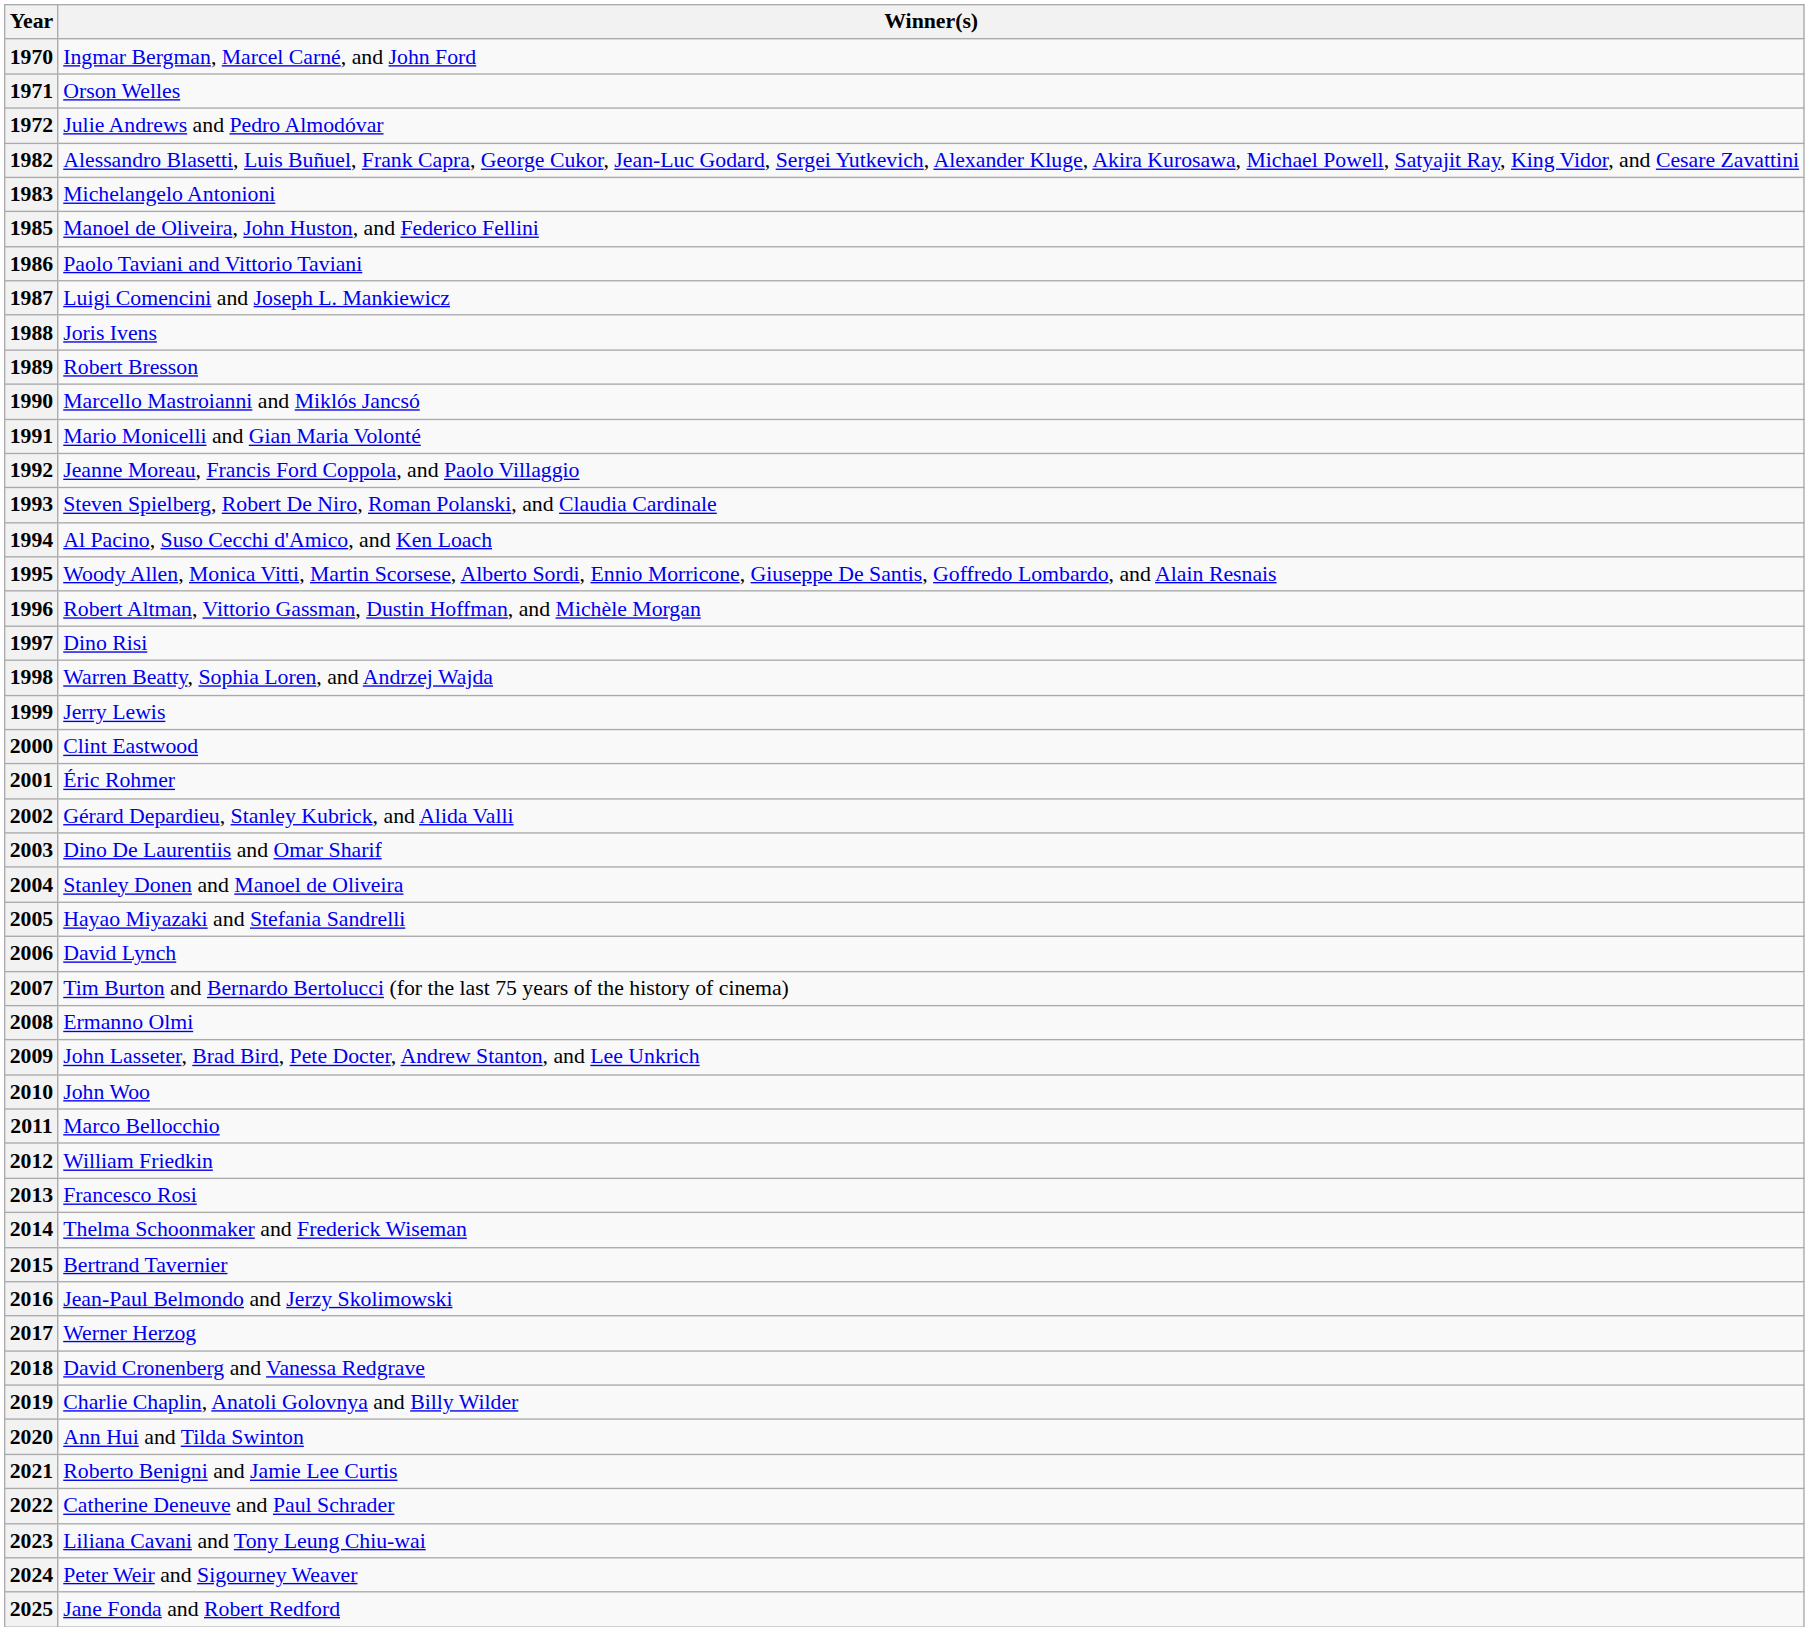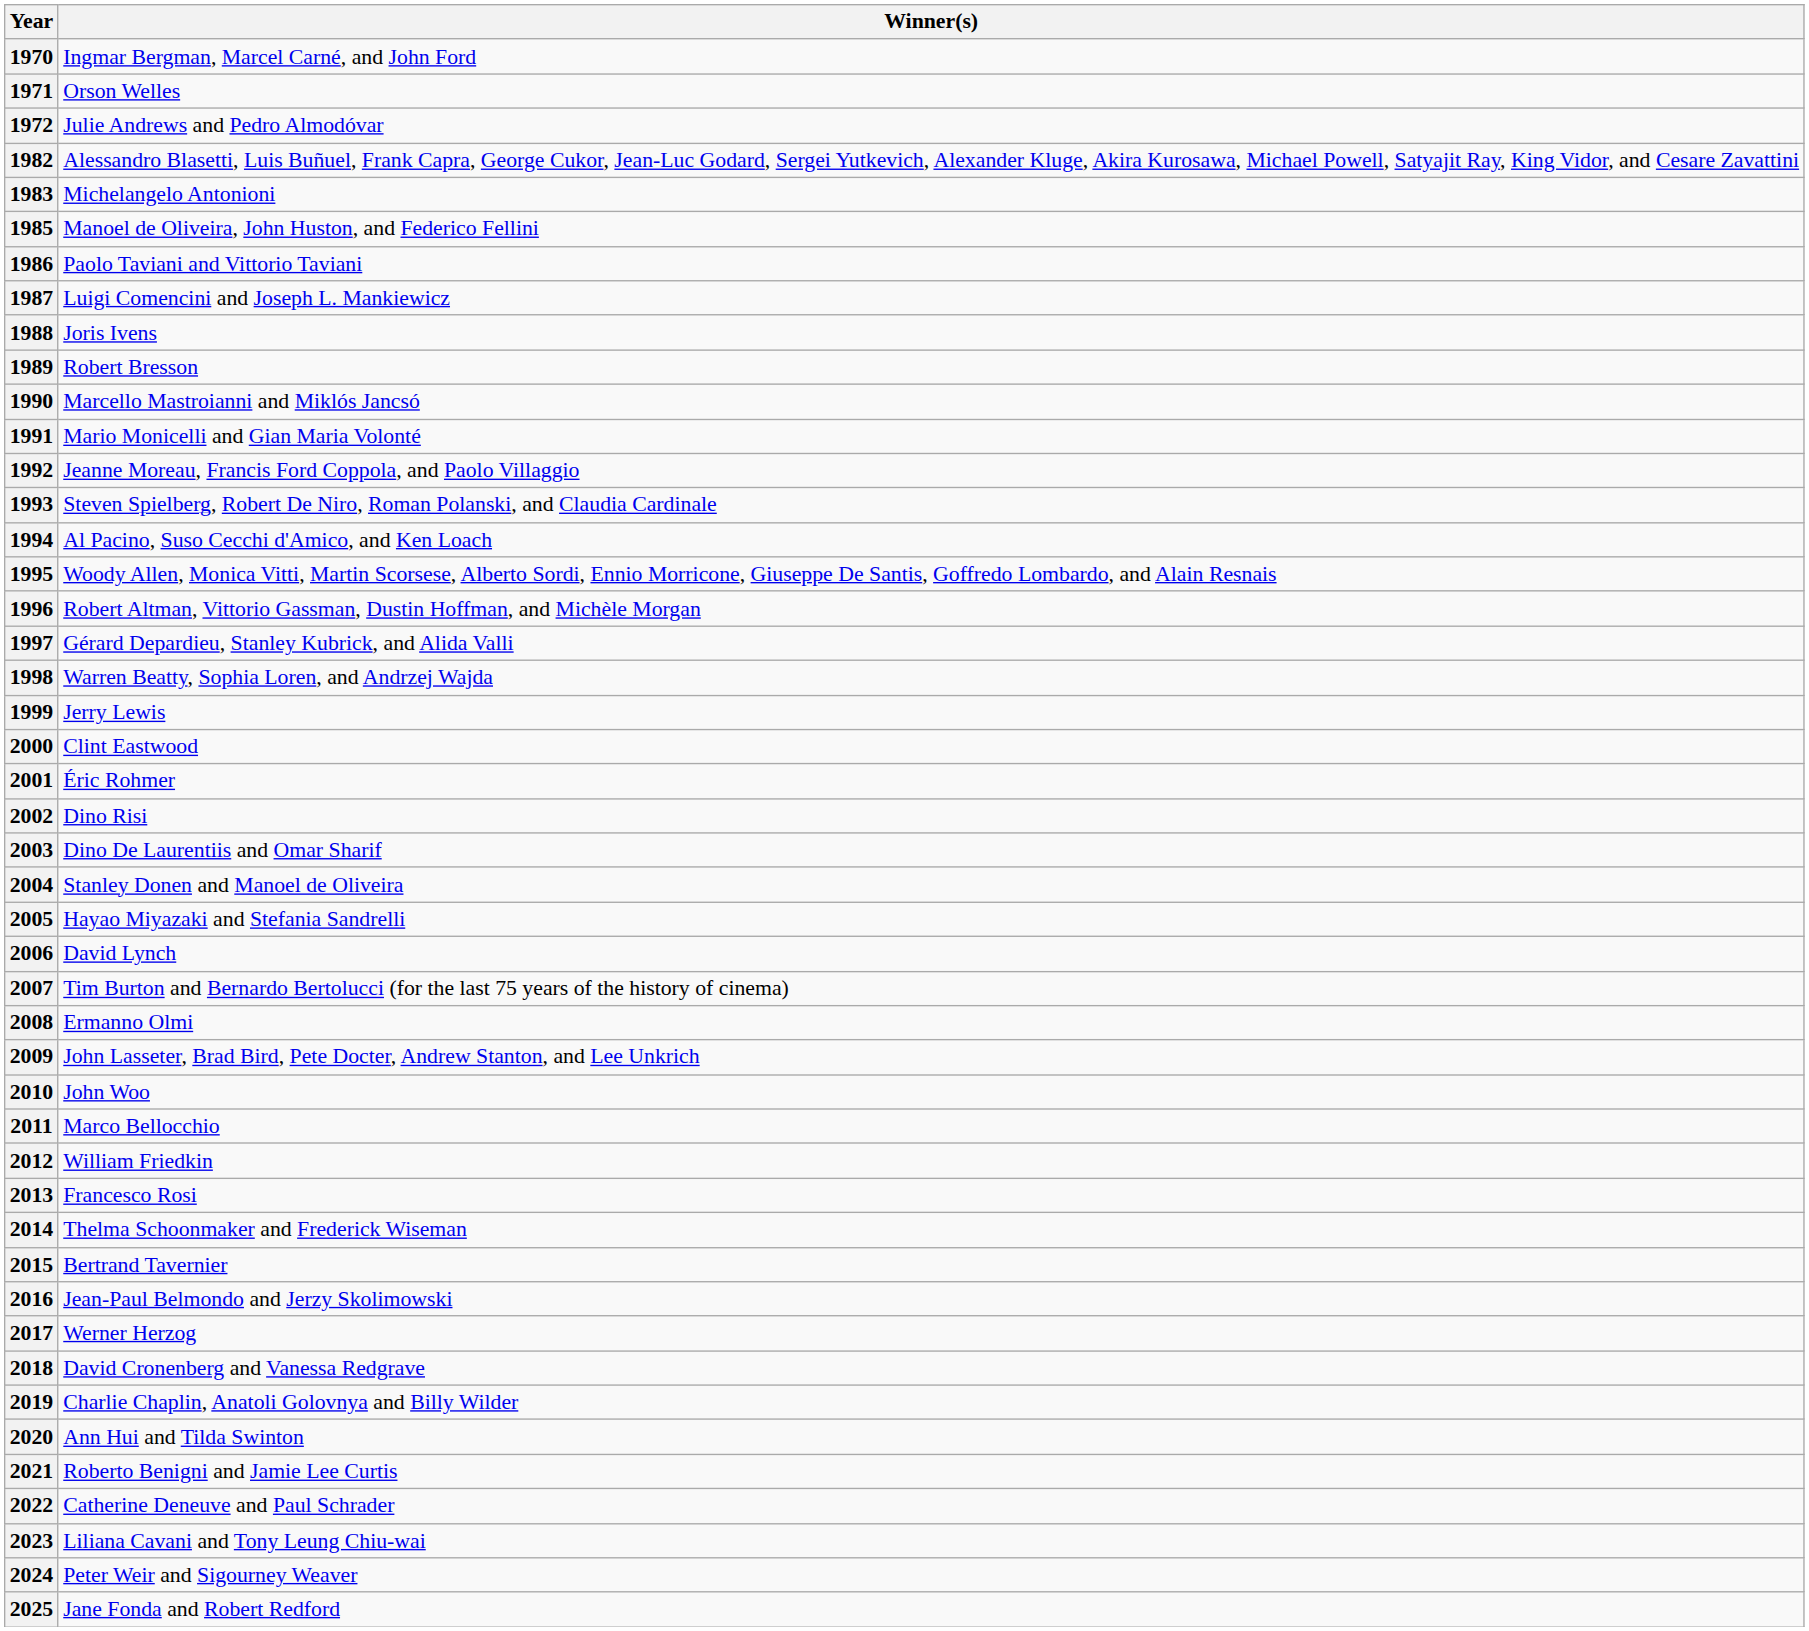(105, 642) Dino Risi -> (288, 642) Gérard Depardieu, Stanley Kubrick, and Alida Valli
(288, 815) Gérard Depardieu, Stanley Kubrick, and Alida Valli -> (105, 815) Dino Risi
